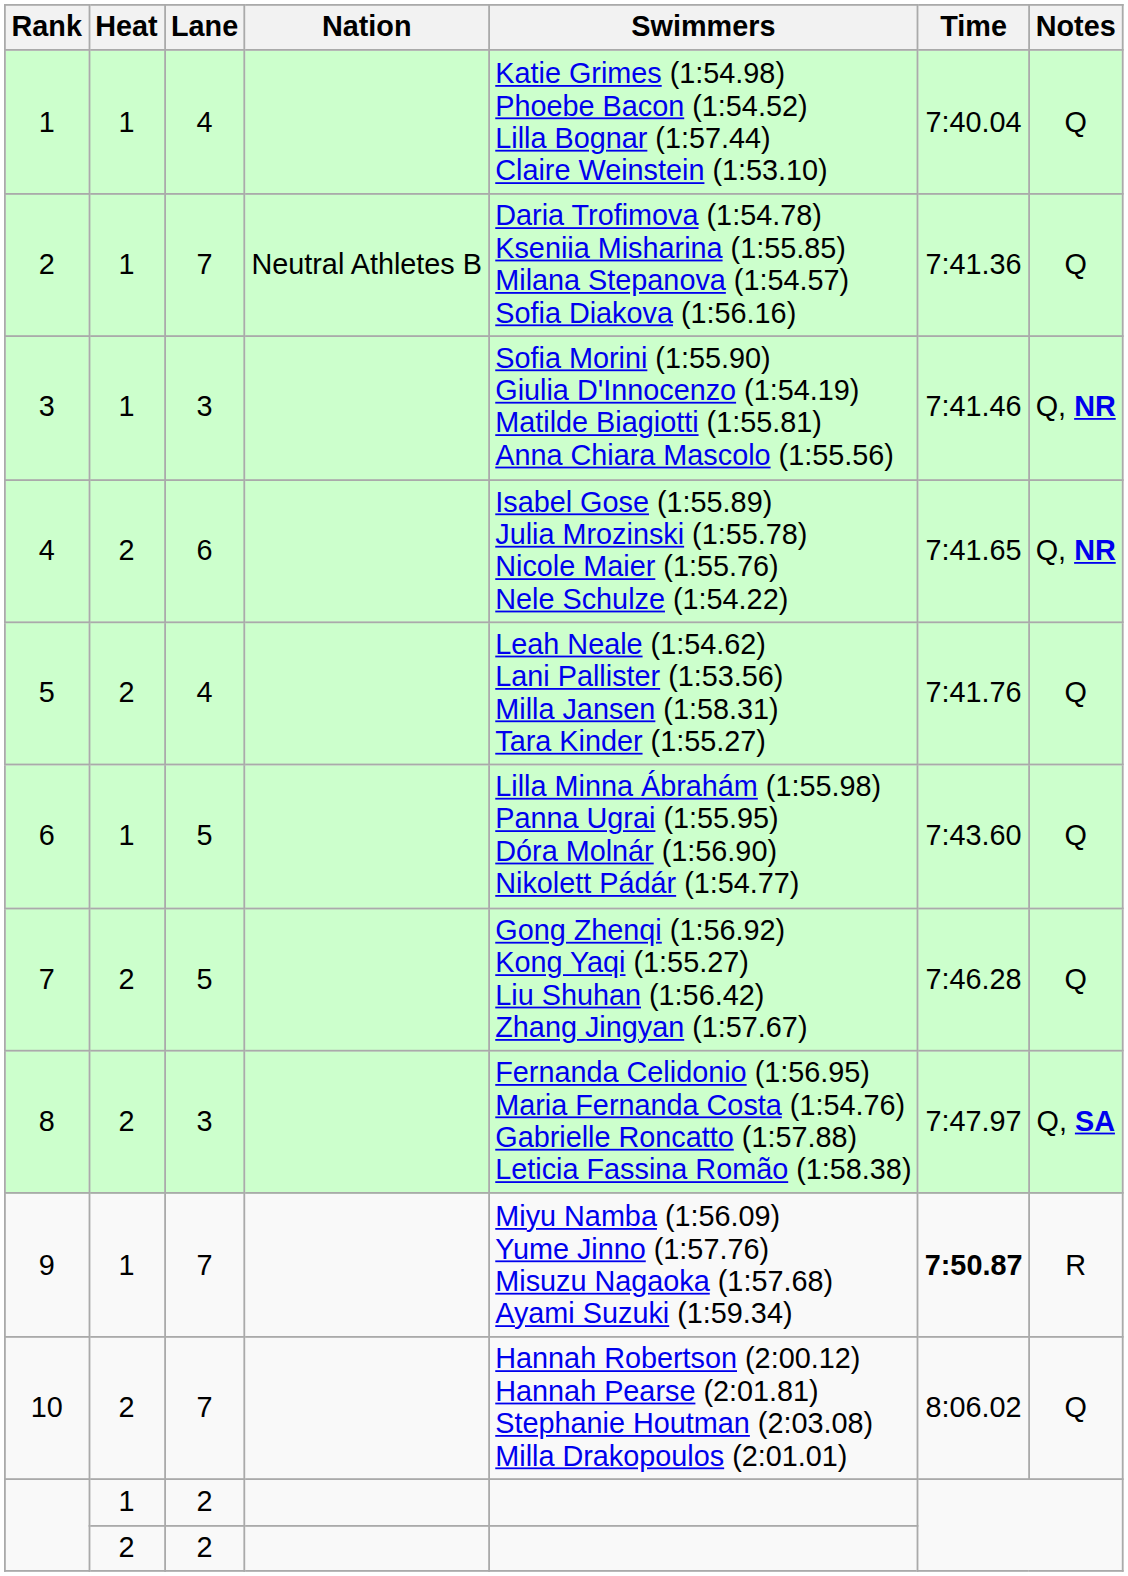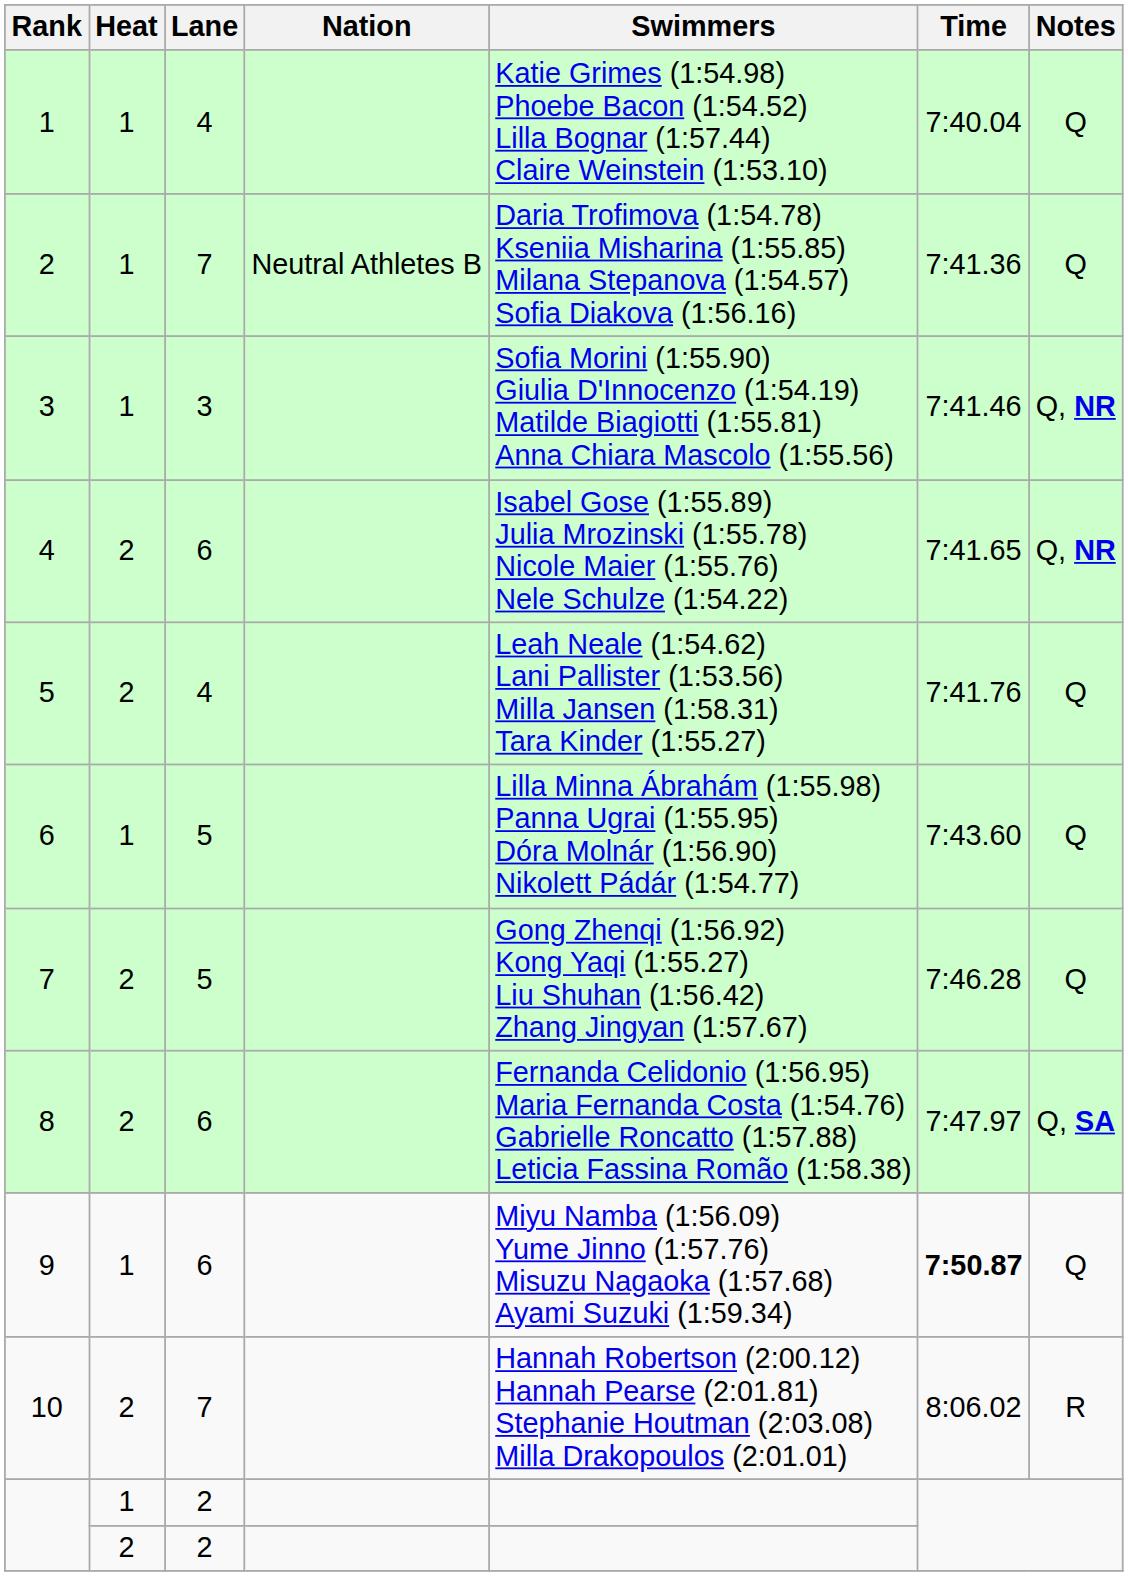(205, 1121) 3 -> (205, 1121) 6
(205, 1264) 7 -> (205, 1264) 6
(1076, 1264) R -> (1076, 1264) Q
(1076, 1407) Q -> (1076, 1407) R
